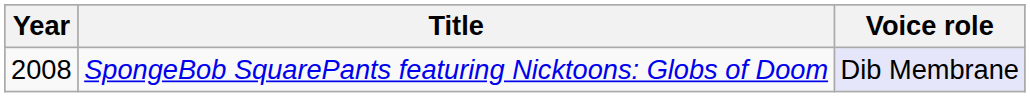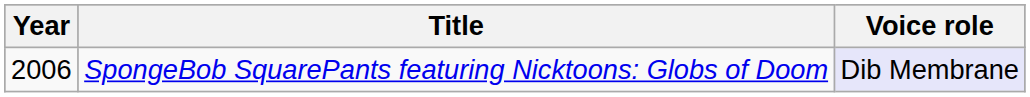(41, 69) 2008 -> (41, 69) 2006
